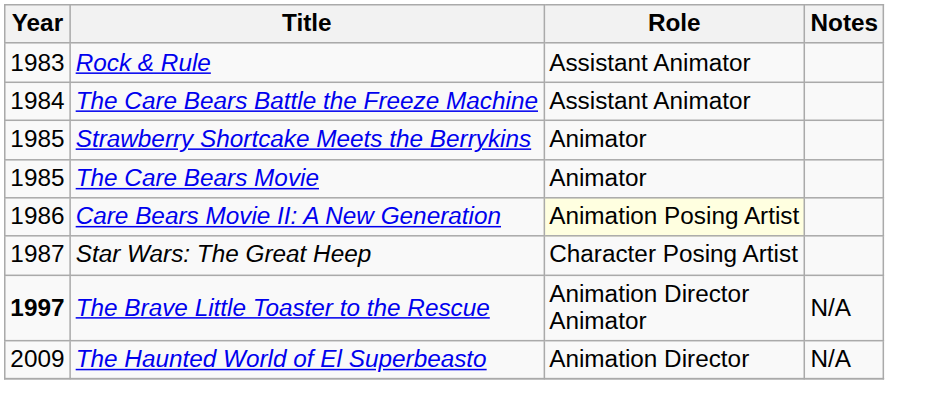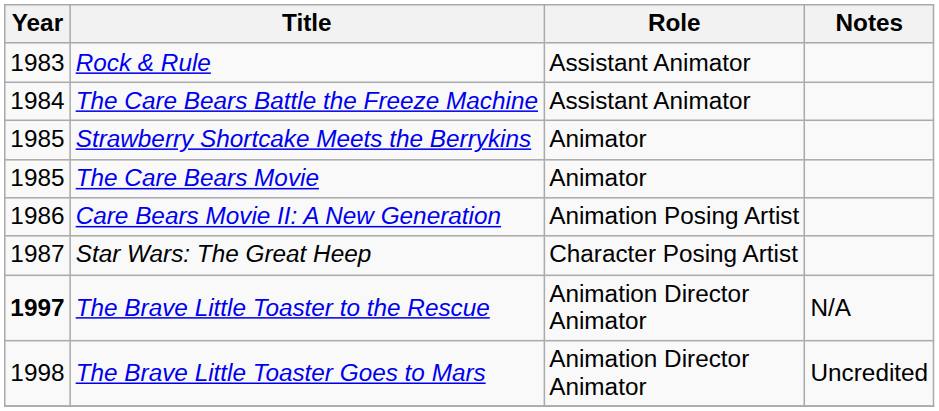(674, 216) lightyellow background -> (674, 216) no background
+ row: (281, 373)
- row: (281, 359)
